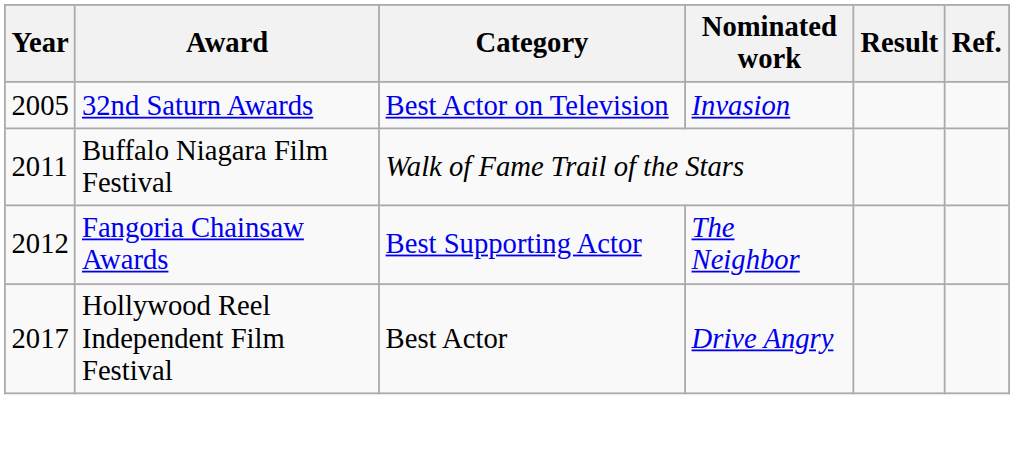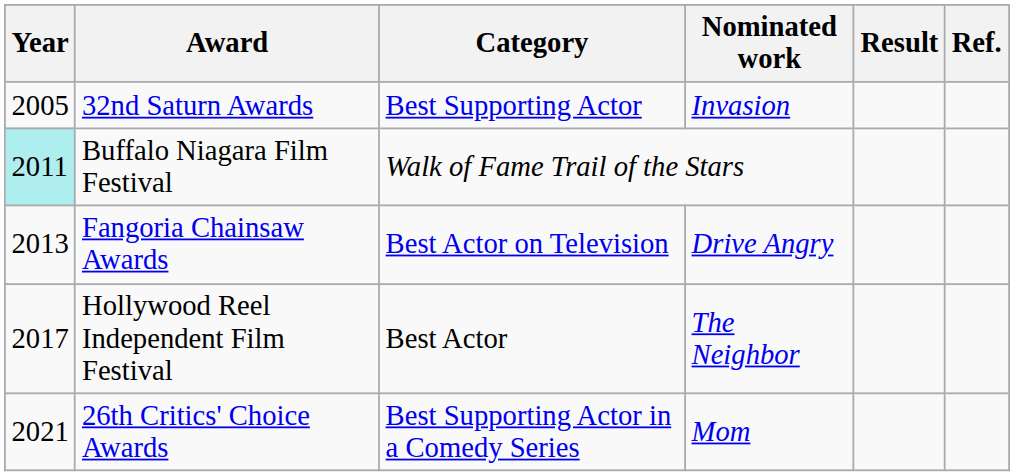(527, 104) Best Actor on Television -> (514, 104) Best Supporting Actor
(40, 166) no background -> (40, 166) paleturquoise background
(40, 244) 2012 -> (40, 244) 2013
(514, 244) Best Supporting Actor -> (527, 244) Best Actor on Television
(746, 244) The Neighbor -> (762, 244) Drive Angry
(762, 337) Drive Angry -> (746, 337) The Neighbor
+ row: (196, 431)
